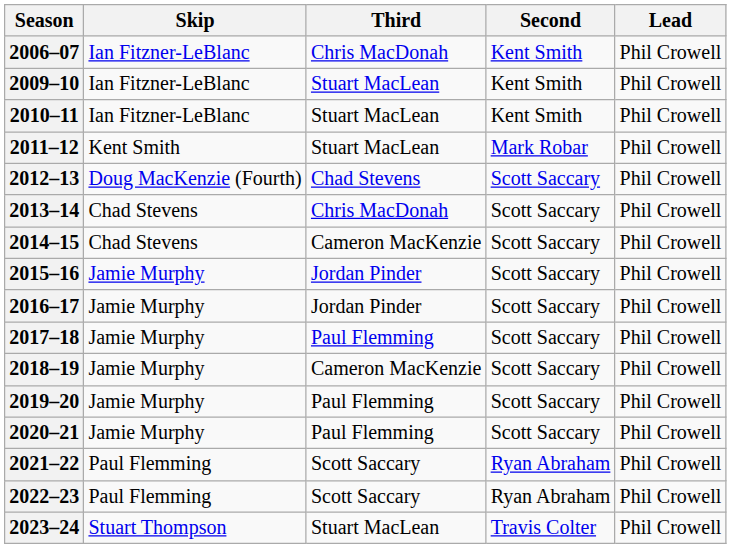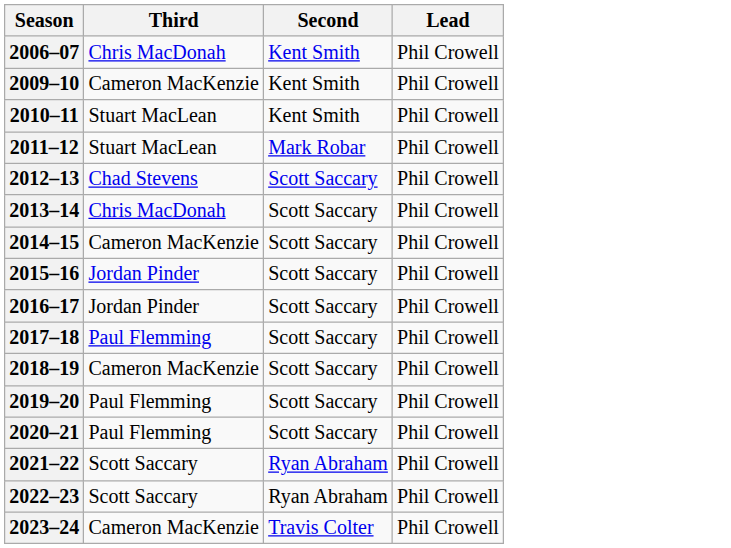- column: (195, 20)
(375, 83) Stuart MacLean -> (174, 83) Cameron MacKenzie
(375, 527) Stuart MacLean -> (174, 527) Cameron MacKenzie
